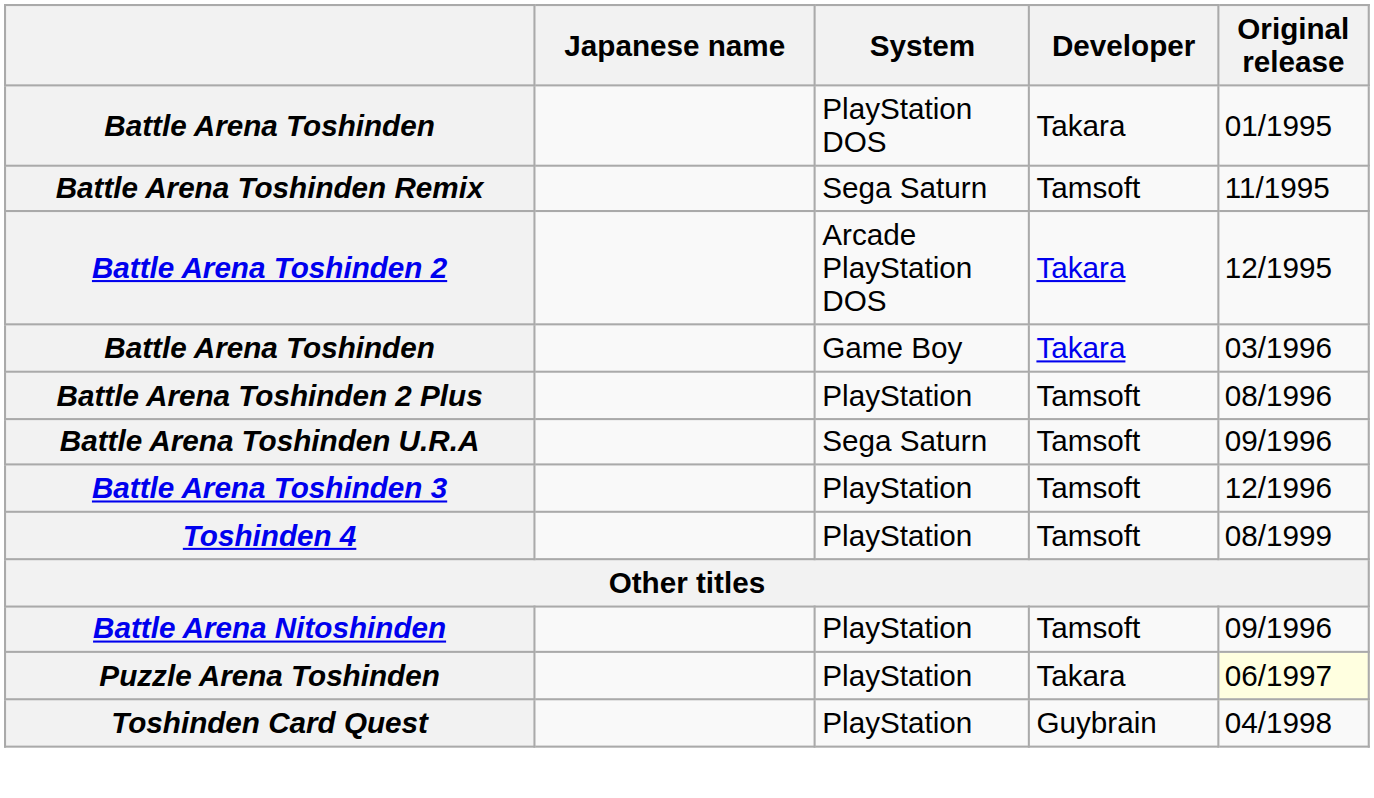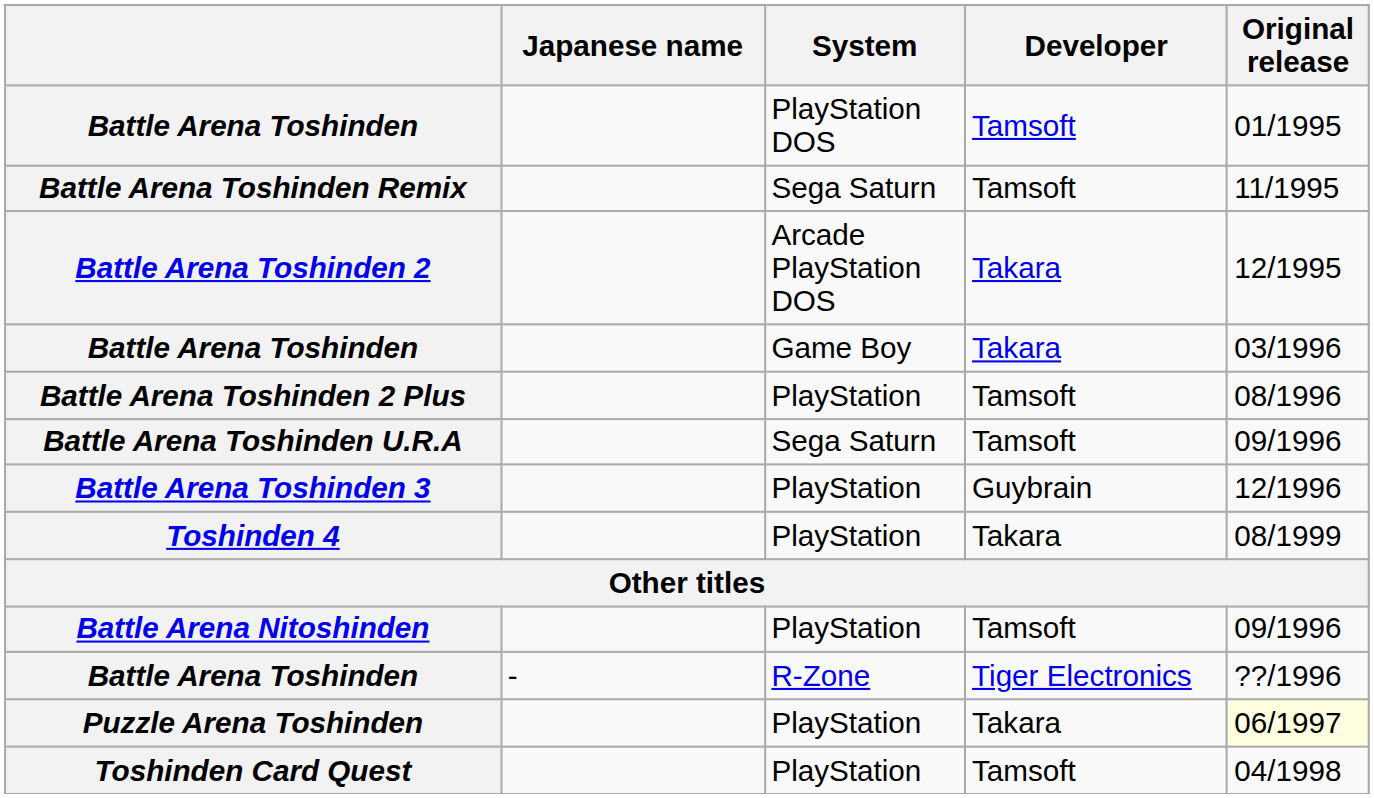(1081, 125) Takara -> (1024, 125) Tamsoft
(1088, 489) Tamsoft -> (1032, 489) Guybrain
(1088, 536) Tamsoft -> (1017, 536) Takara
+ row: (253, 676)
(1097, 723) Guybrain -> (1024, 770) Tamsoft
